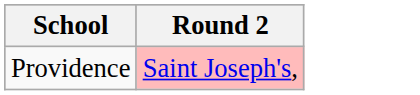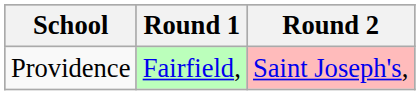+ column: (192, 25)
